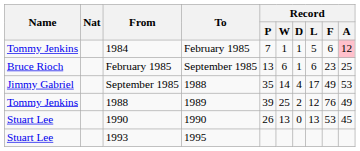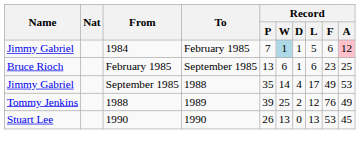(42, 48) Tommy Jenkins -> (40, 48) Jimmy Gabriel
(284, 48) no background -> (284, 48) lightblue background
- row: (117, 137)
